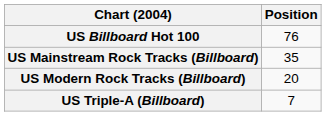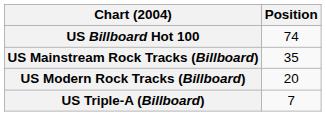(291, 36) 76 -> (291, 36) 74
